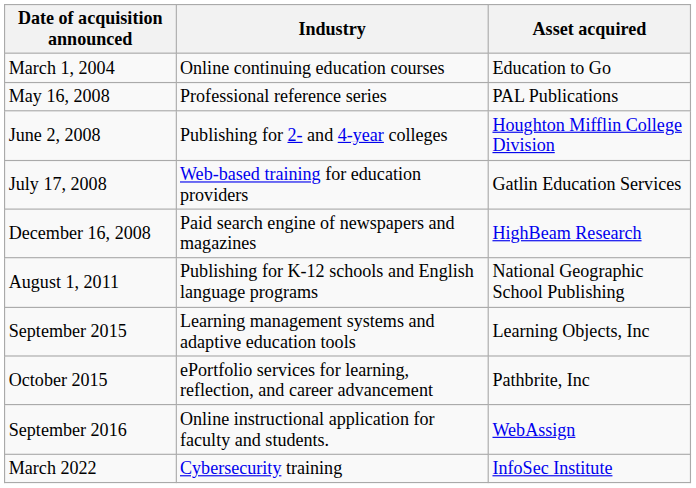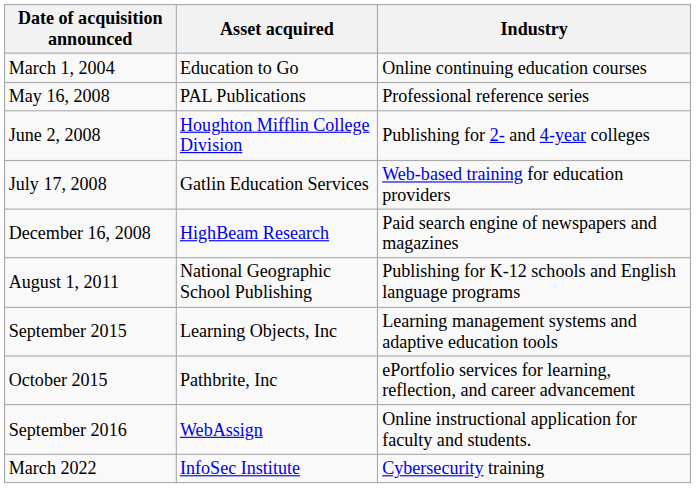columns swapped: (589, 29) <-> (332, 29)
